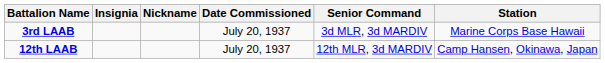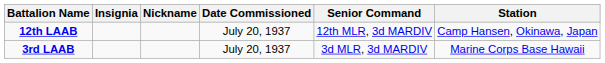rows swapped: (48, 31) <-> (48, 49)
